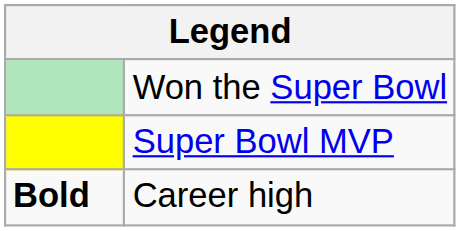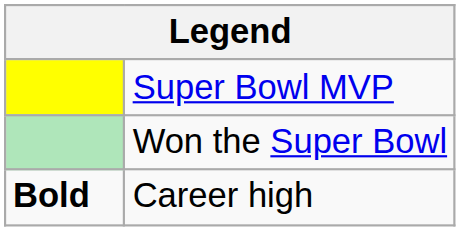rows swapped: (263, 141) <-> (290, 86)
